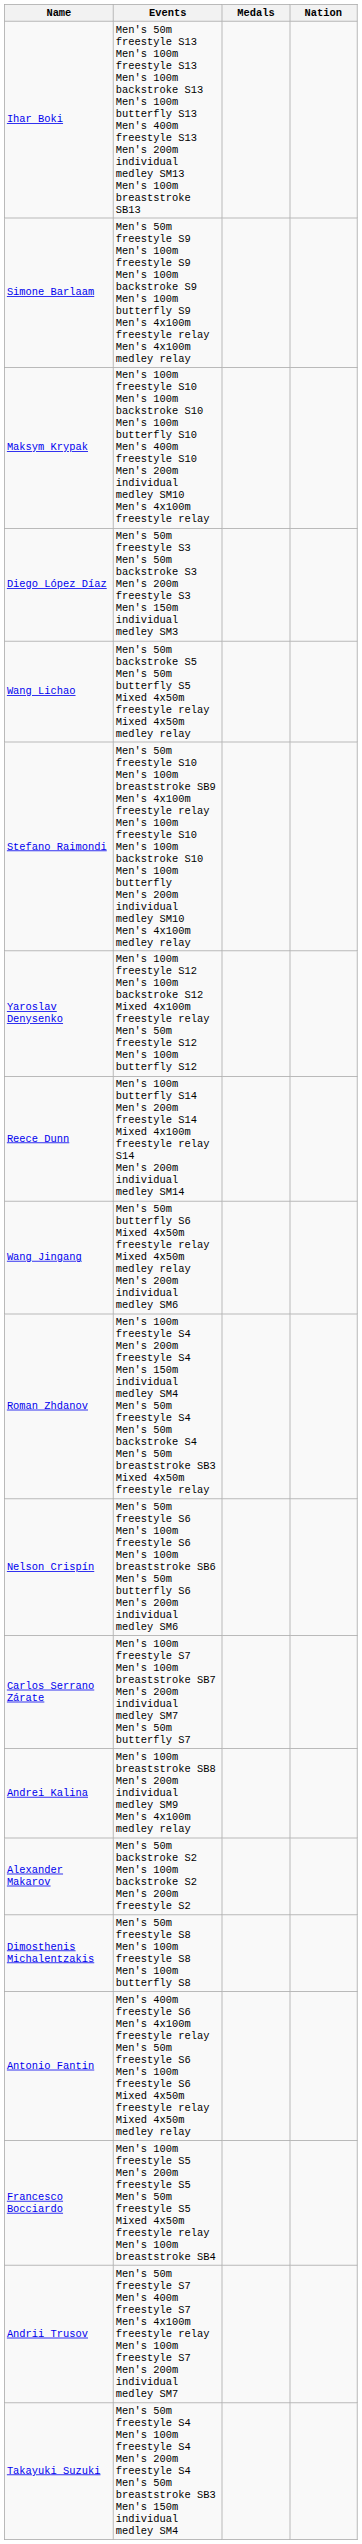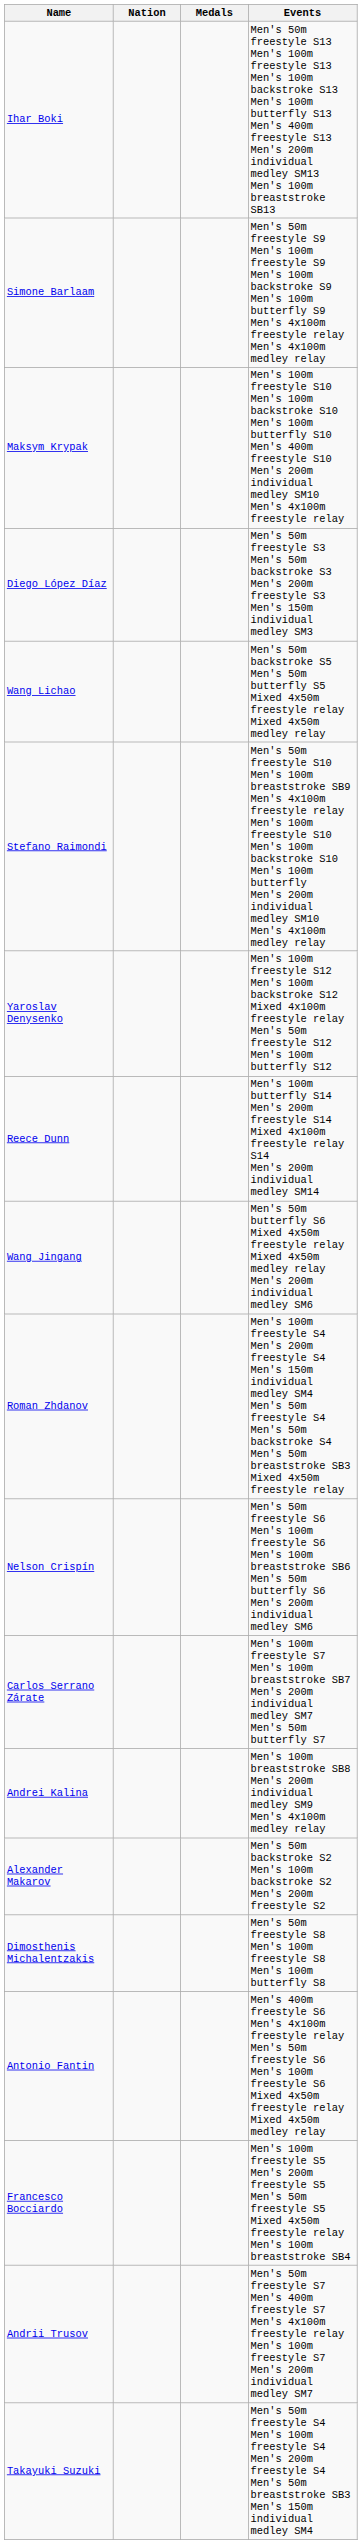columns swapped: (323, 13) <-> (168, 13)
